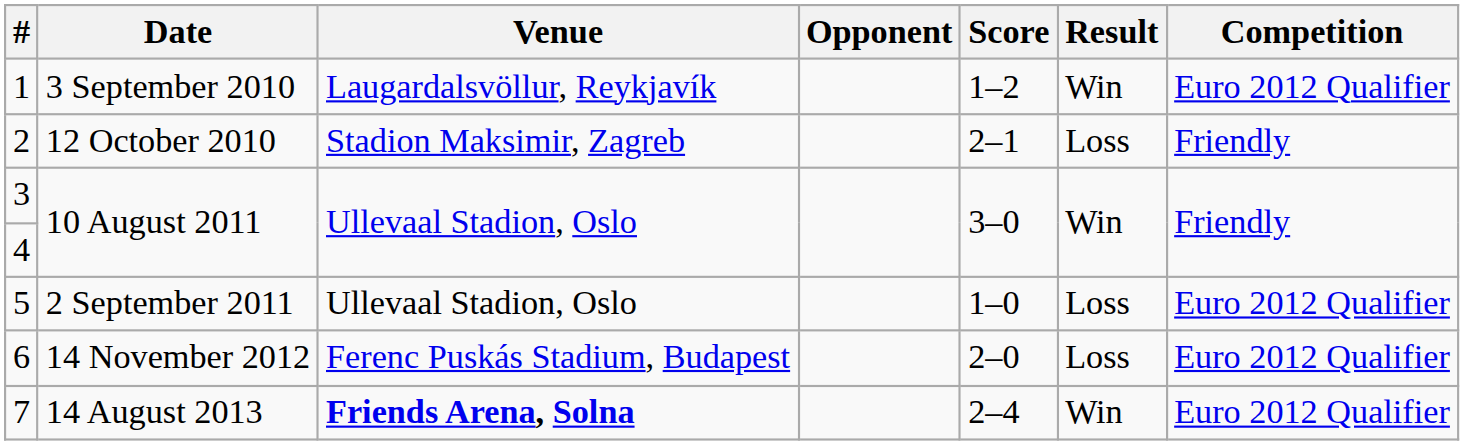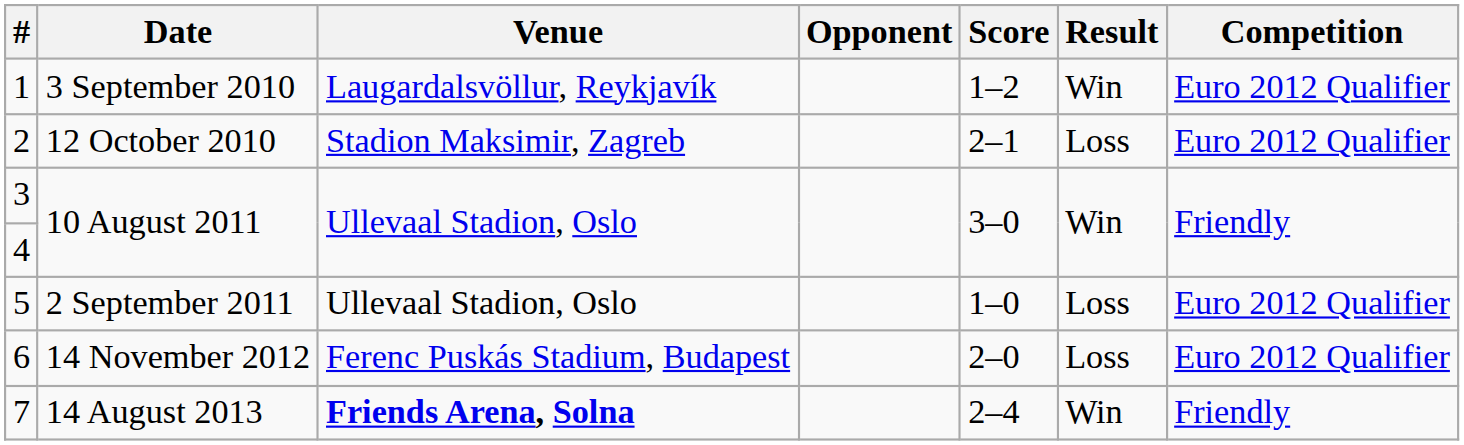(1232, 140) Friendly -> (1312, 140) Euro 2012 Qualifier
(1312, 411) Euro 2012 Qualifier -> (1232, 411) Friendly
